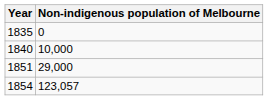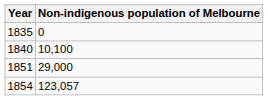(55, 49) 10,000 -> (55, 49) 10,100
